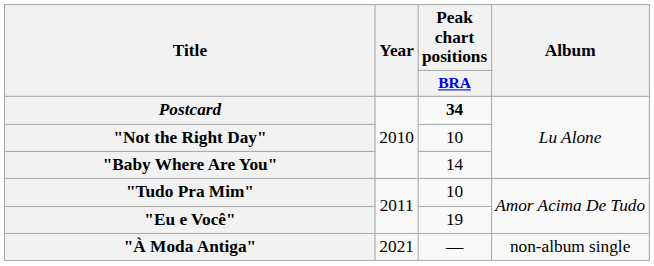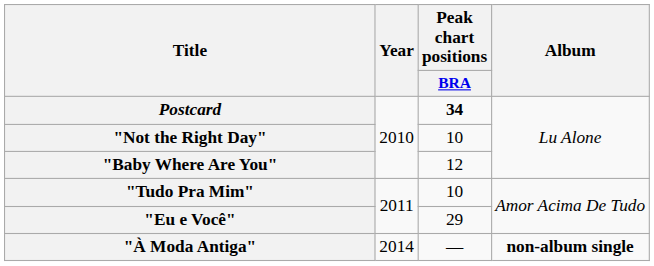(455, 164) 14 -> (455, 164) 12
(455, 219) 19 -> (455, 219) 29
(397, 247) 2021 -> (397, 247) 2014
(570, 247) normal -> (570, 247) bold
